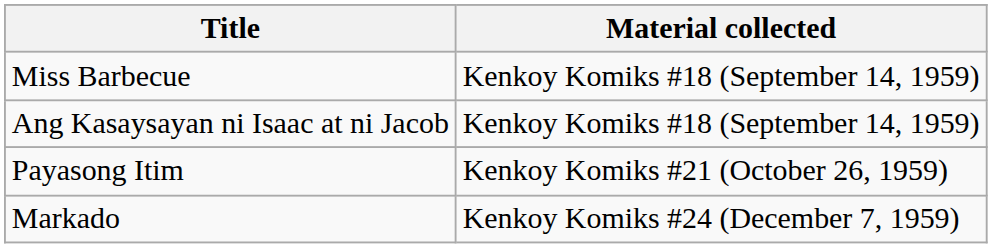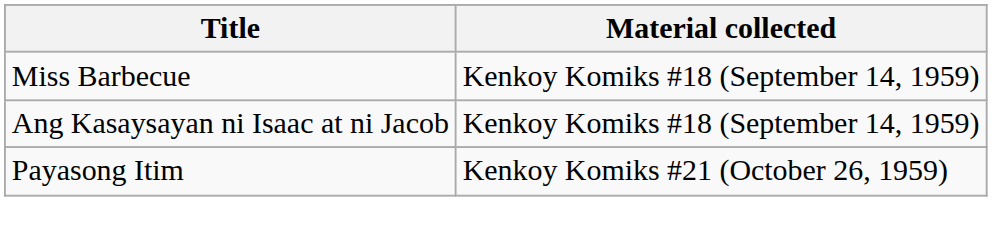- row: (66, 218)
